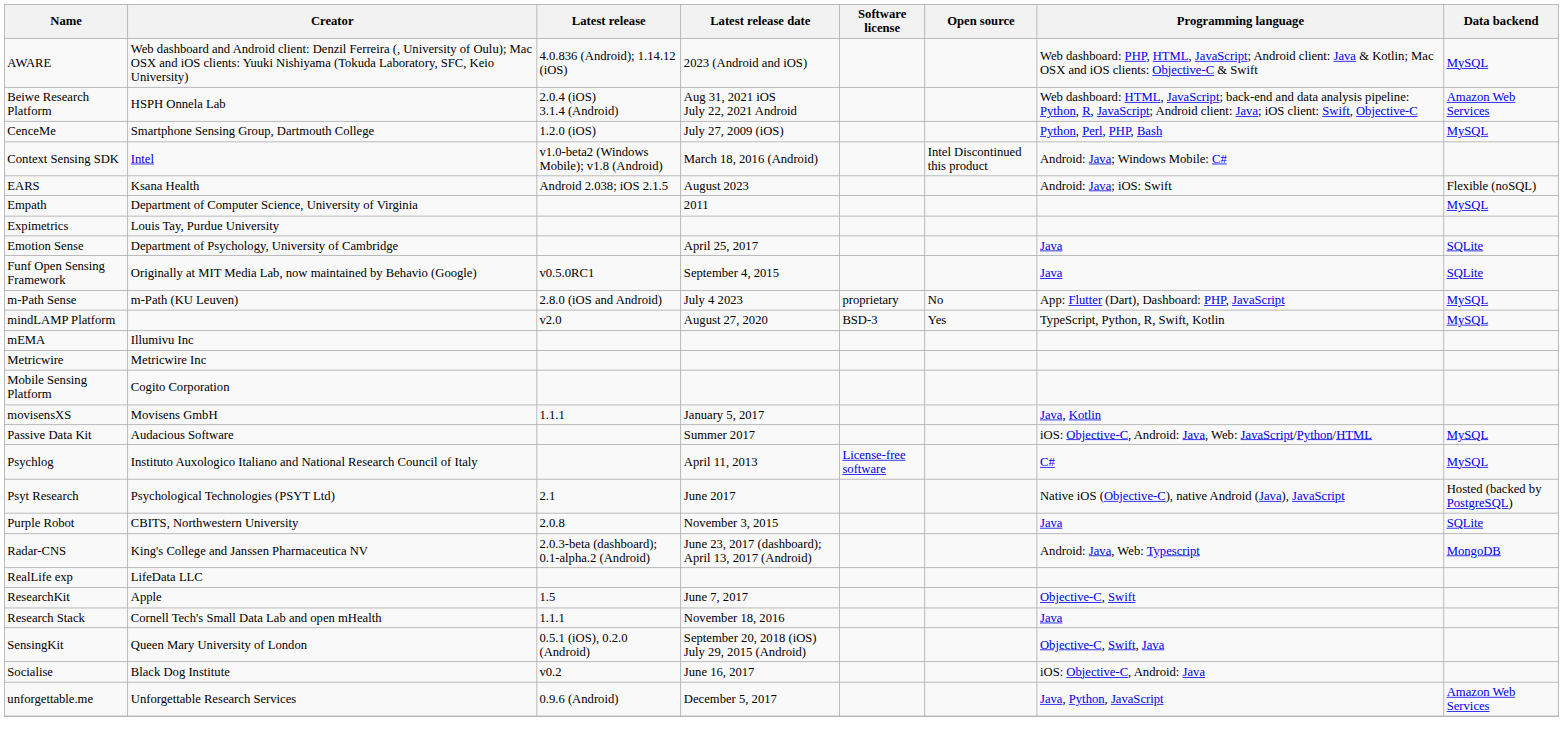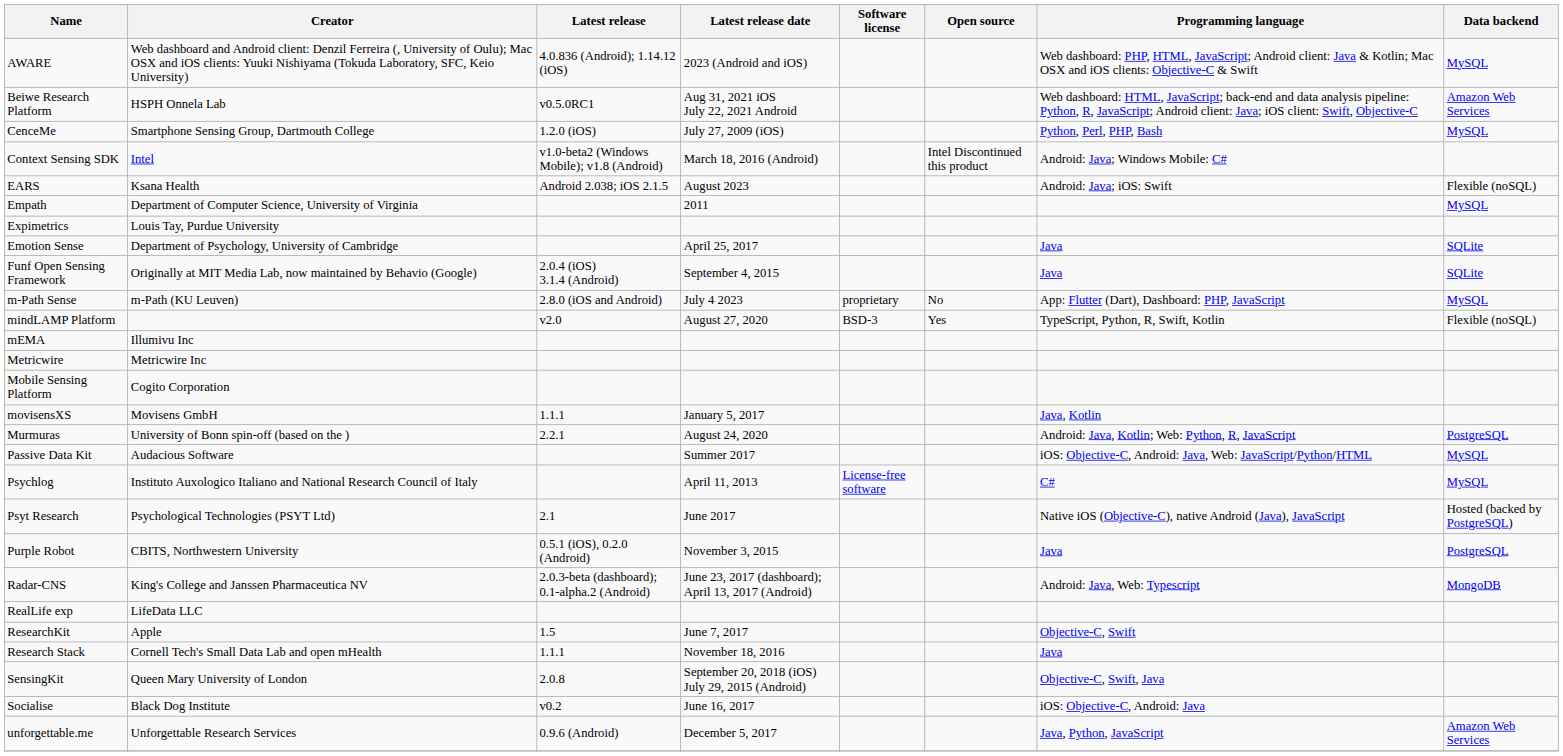(579, 104) 2.0.4 (iOS) 3.1.4 (Android) -> (567, 104) v0.5.0RC1
(567, 273) v0.5.0RC1 -> (579, 273) 2.0.4 (iOS) 3.1.4 (Android)
(1467, 320) MySQL -> (1491, 320) Flexible (noSQL)
+ row: (34, 434)
(552, 523) 2.0.8 -> (584, 550) 0.5.1 (iOS), 0.2.0 (Android)
(1465, 523) SQLite -> (1478, 550) PostgreSQL
(584, 644) 0.5.1 (iOS), 0.2.0 (Android) -> (552, 679) 2.0.8
